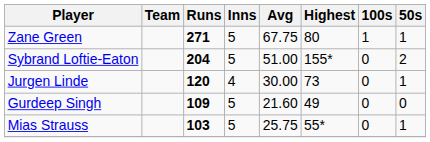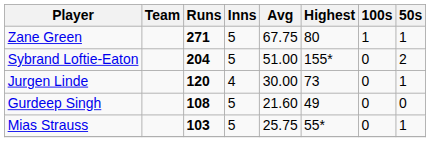(198, 103) 109 -> (198, 103) 108
